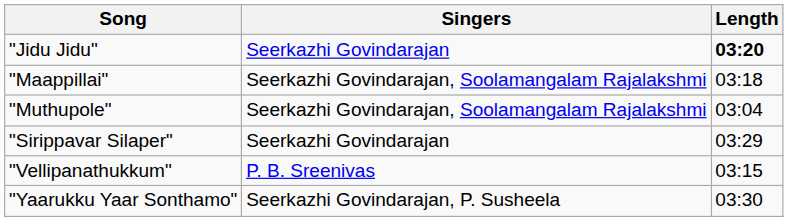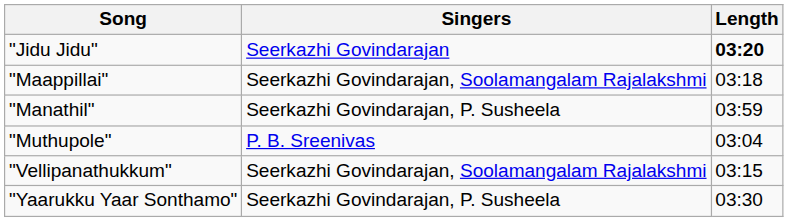+ row: (52, 110)
(476, 110) Seerkazhi Govindarajan, Soolamangalam Rajalakshmi -> (311, 140) P. B. Sreenivas
- row: (91, 140)
(311, 170) P. B. Sreenivas -> (476, 170) Seerkazhi Govindarajan, Soolamangalam Rajalakshmi
